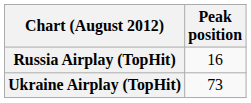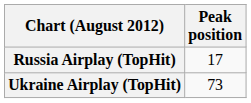(215, 60) 16 -> (215, 60) 17
